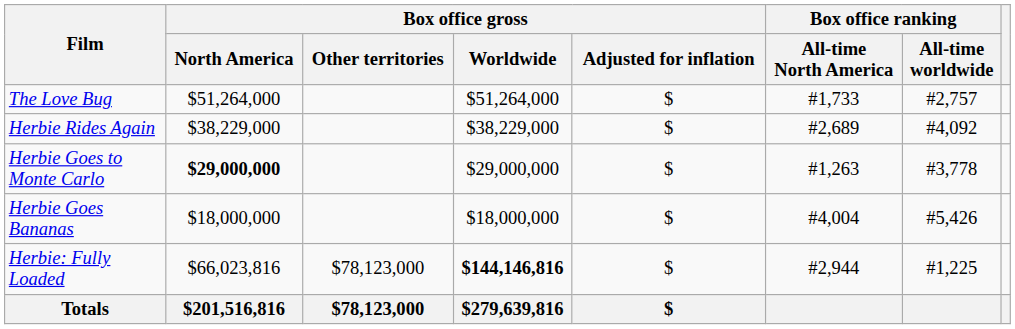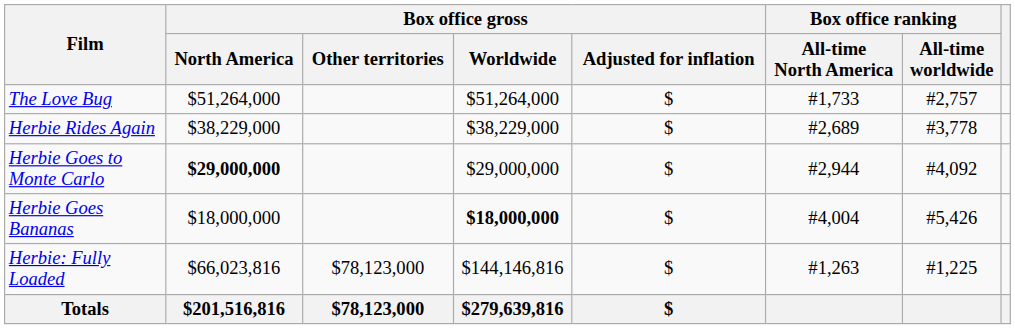(952, 128) #4,092 -> (952, 128) #3,778
(834, 168) #1,263 -> (834, 168) #2,944
(952, 168) #3,778 -> (952, 168) #4,092
(513, 218) normal -> (513, 218) bold
(513, 268) bold -> (513, 268) normal
(834, 268) #2,944 -> (834, 268) #1,263
